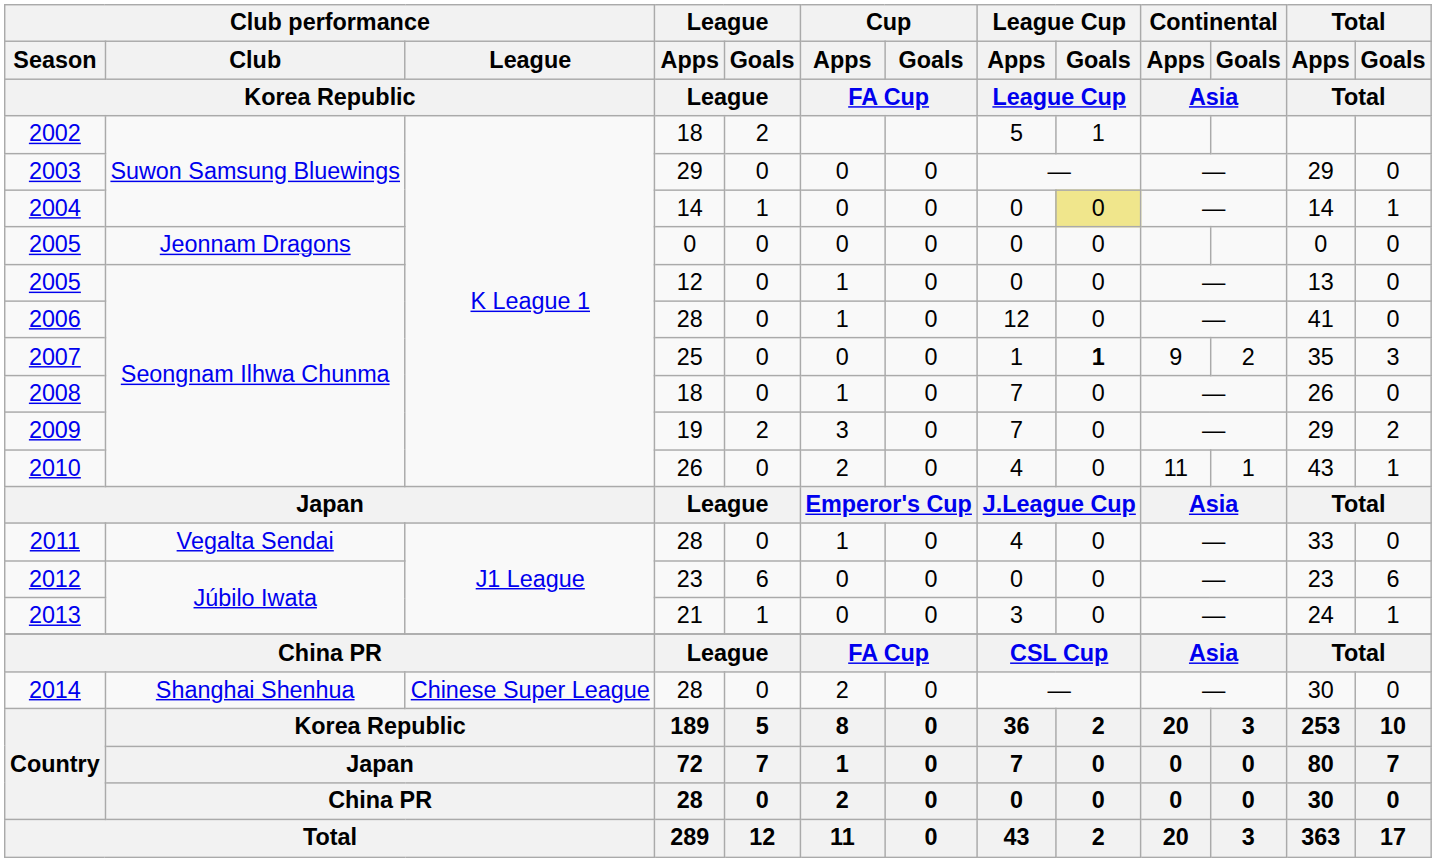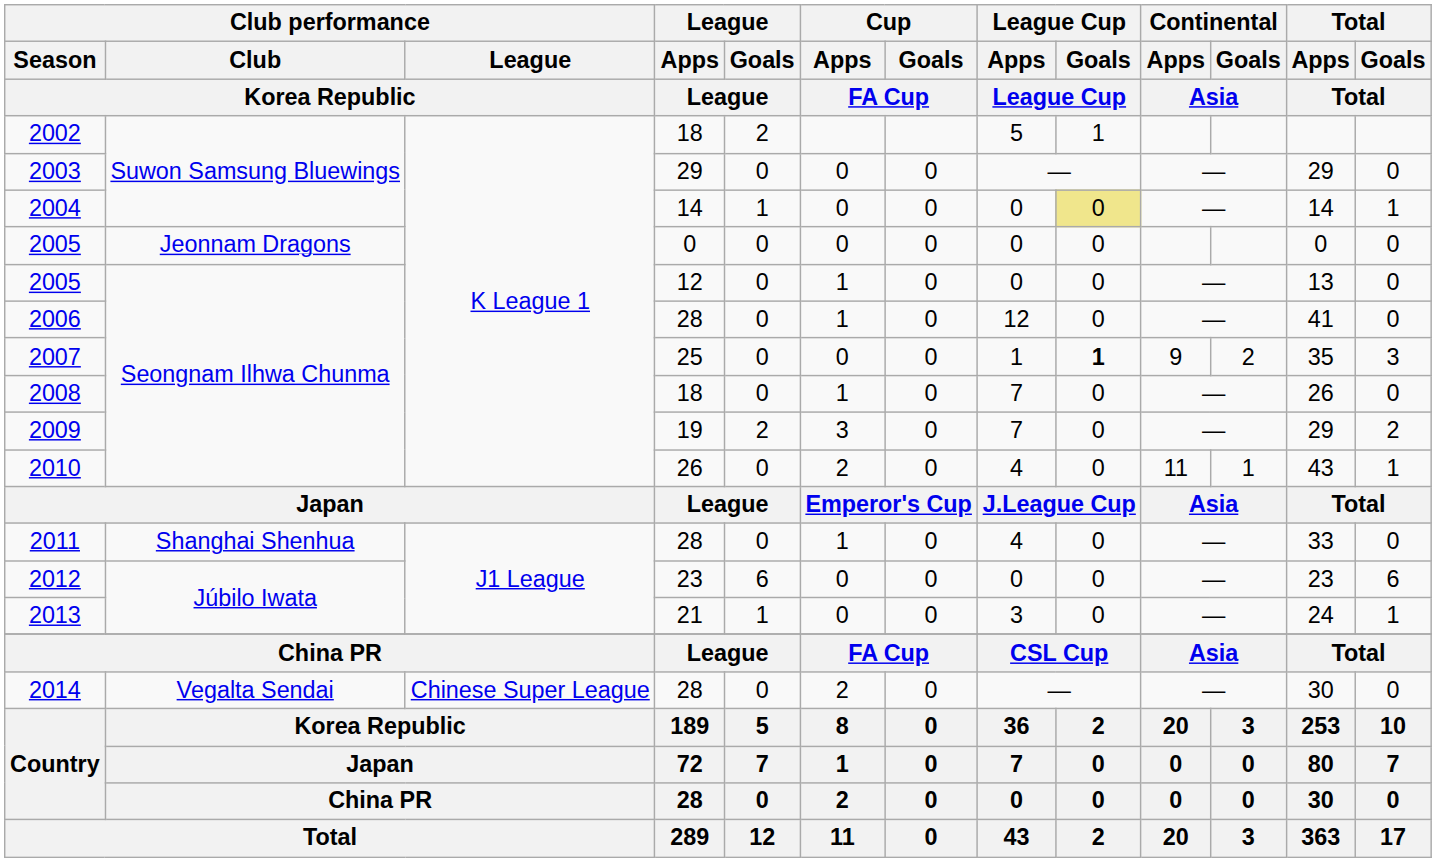(255, 541) Vegalta Sendai -> (255, 541) Shanghai Shenhua
(255, 689) Shanghai Shenhua -> (255, 689) Vegalta Sendai
